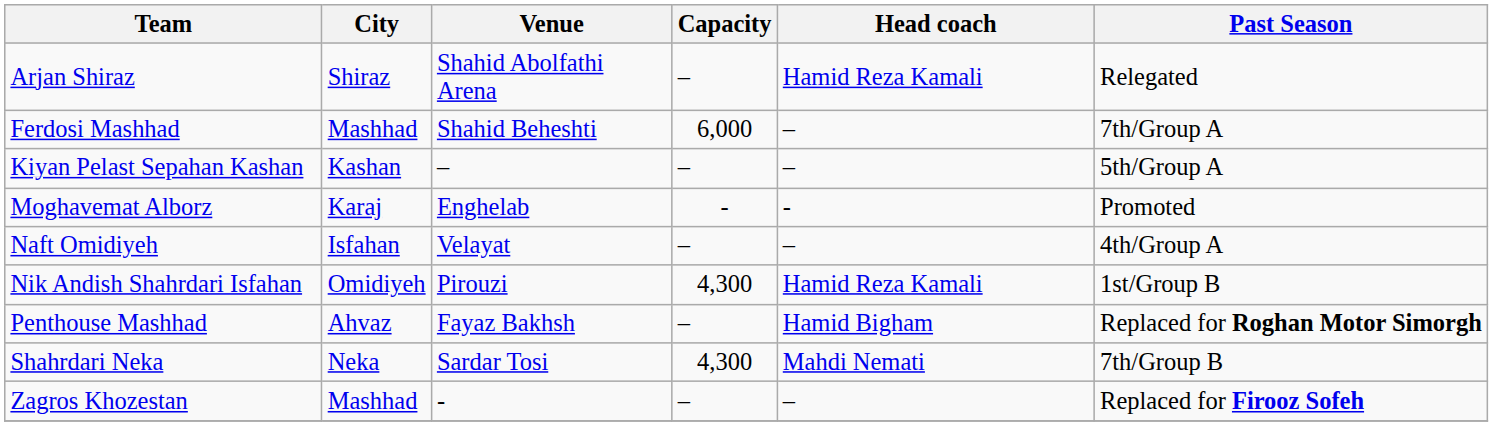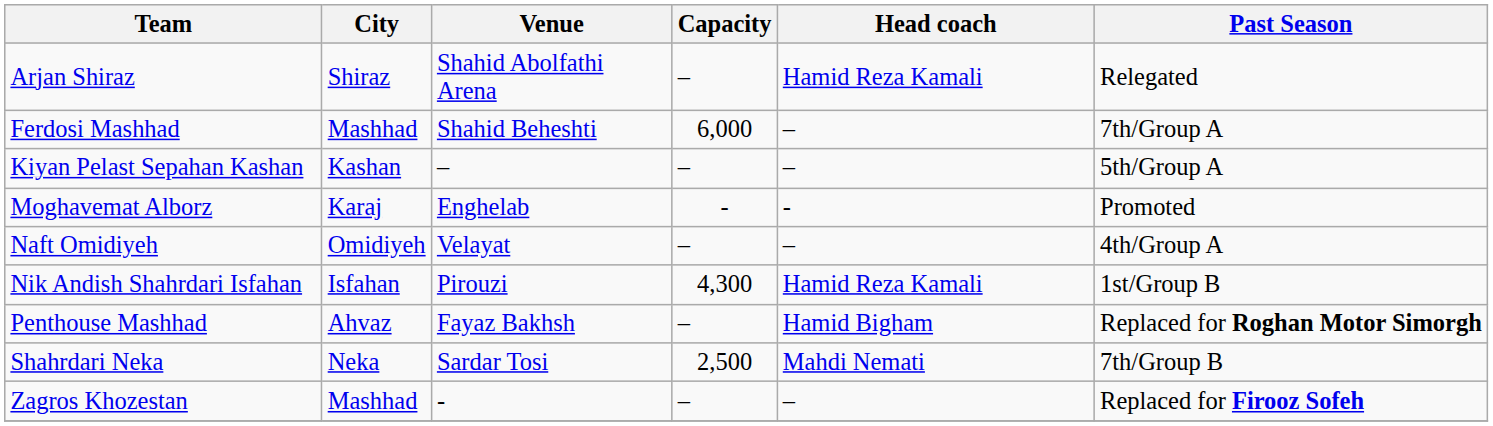(364, 245) Isfahan -> (377, 245) Omidiyeh
(377, 284) Omidiyeh -> (364, 284) Isfahan
(725, 362) 4,300 -> (725, 362) 2,500
